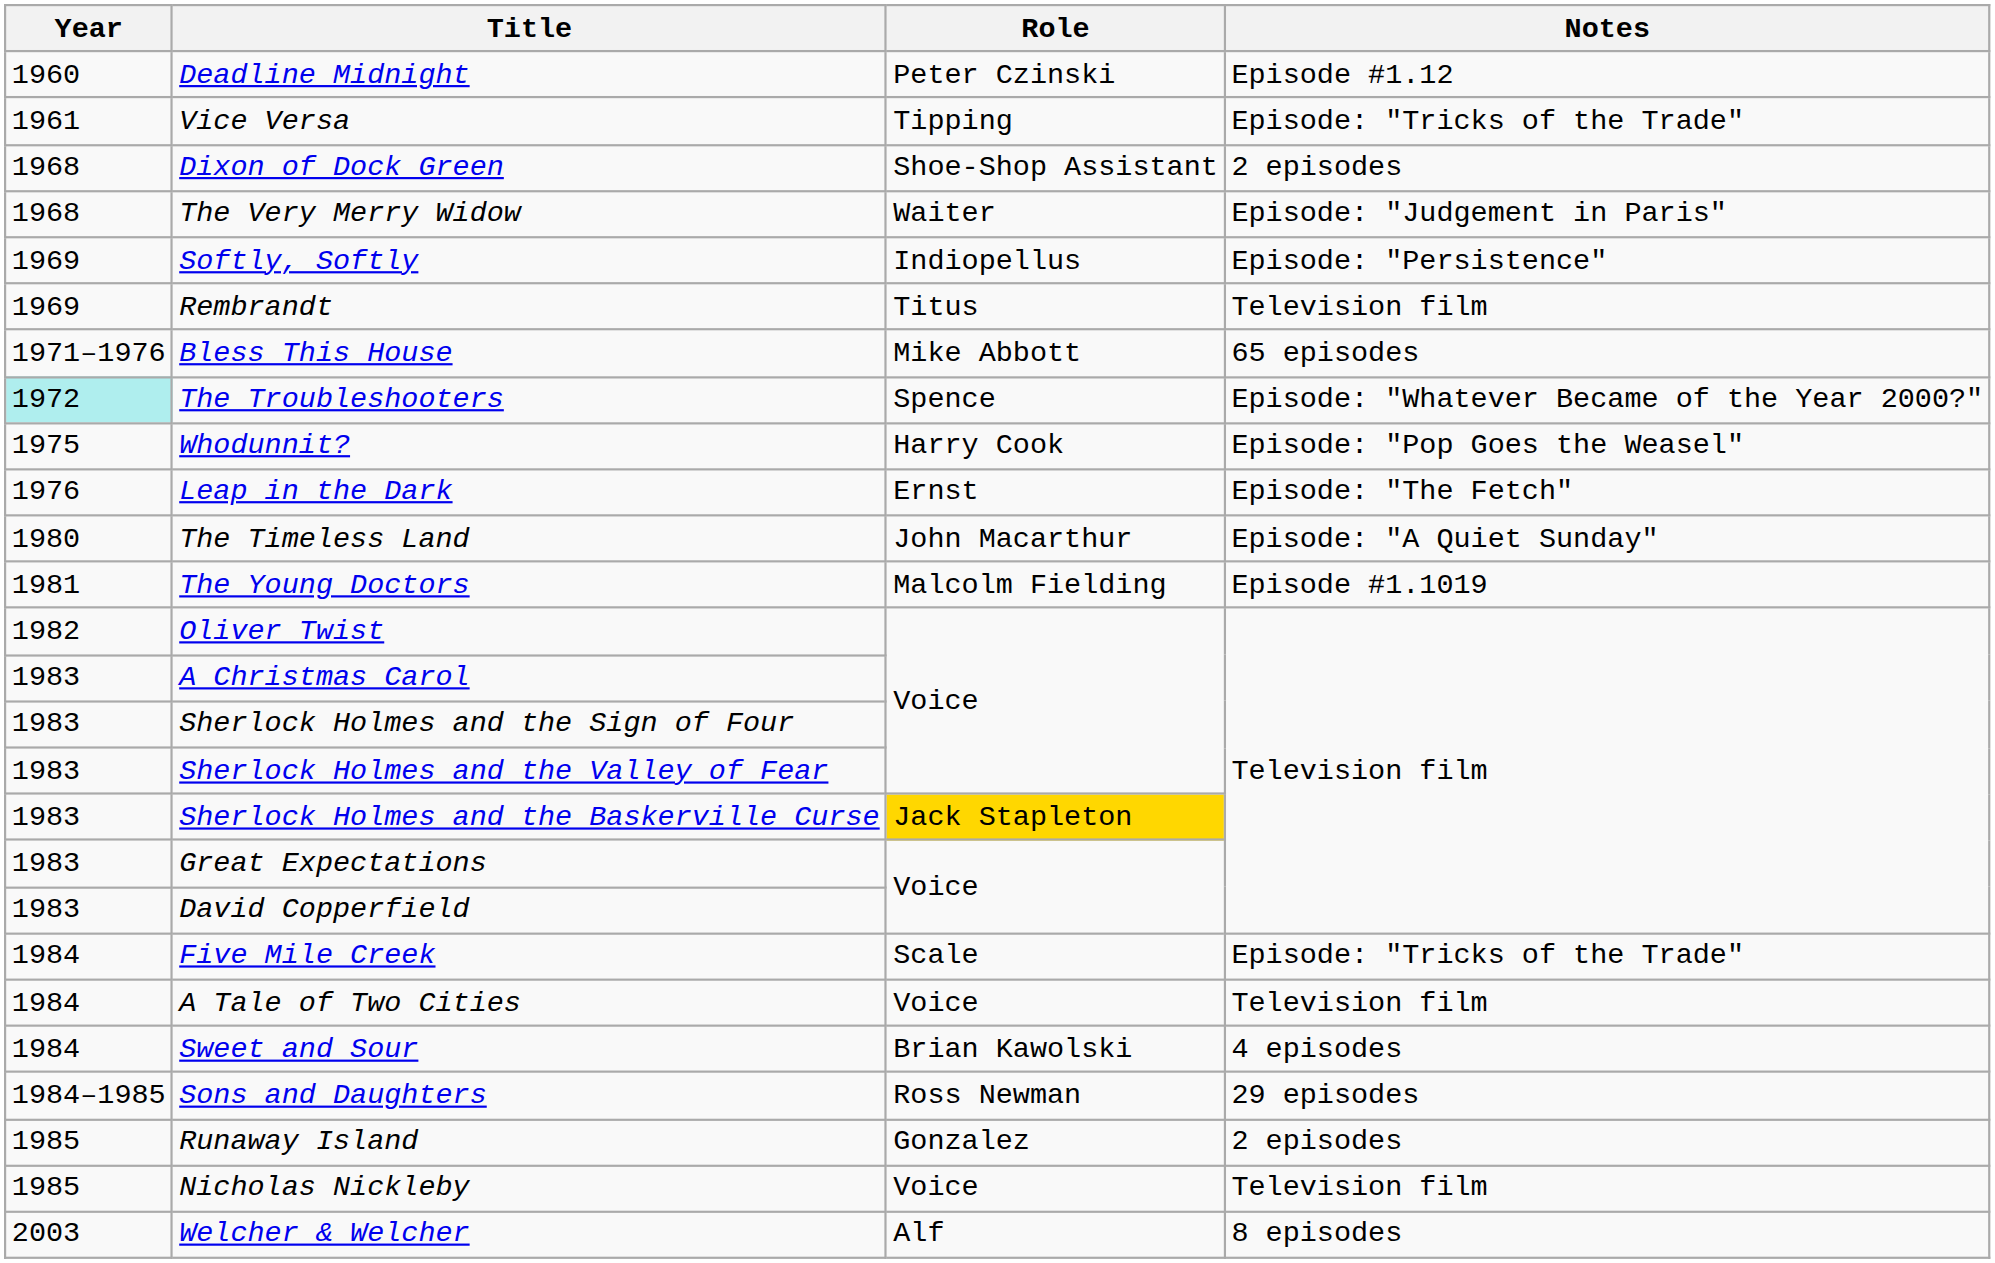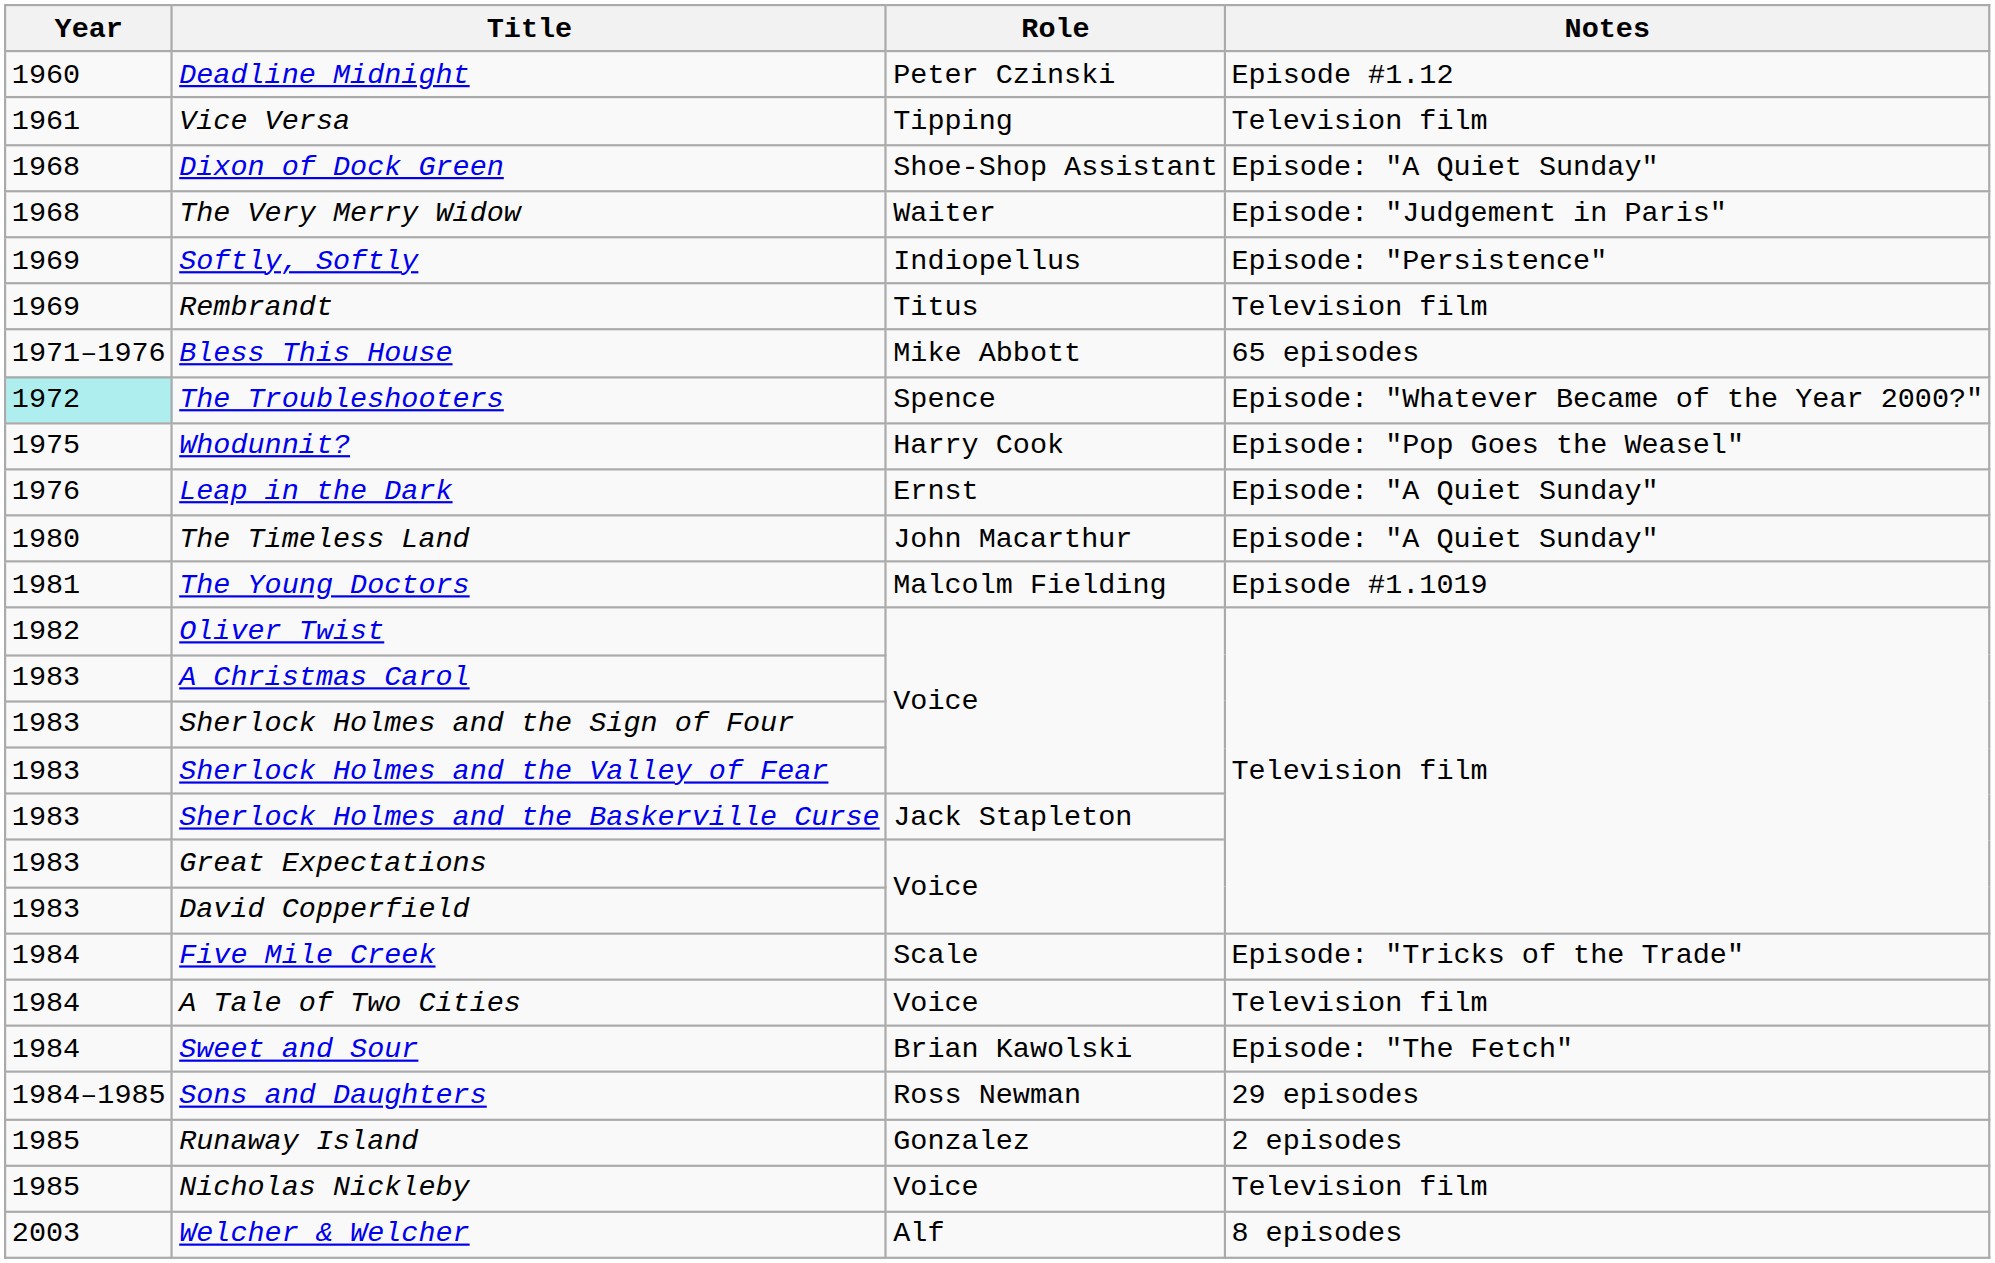(1488, 121) Episode: "Tricks of the Trade" -> (1360, 121) Television film
(1317, 167) 2 episodes -> (1445, 167) Episode: "A Quiet Sunday"
(1402, 492) Episode: "The Fetch" -> (1445, 492) Episode: "A Quiet Sunday"
(1013, 817) gold background -> (1013, 817) no background
(1317, 1049) 4 episodes -> (1402, 1049) Episode: "The Fetch"
